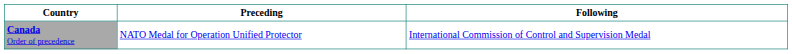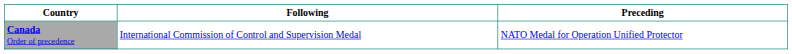columns swapped: (262, 12) <-> (597, 12)
